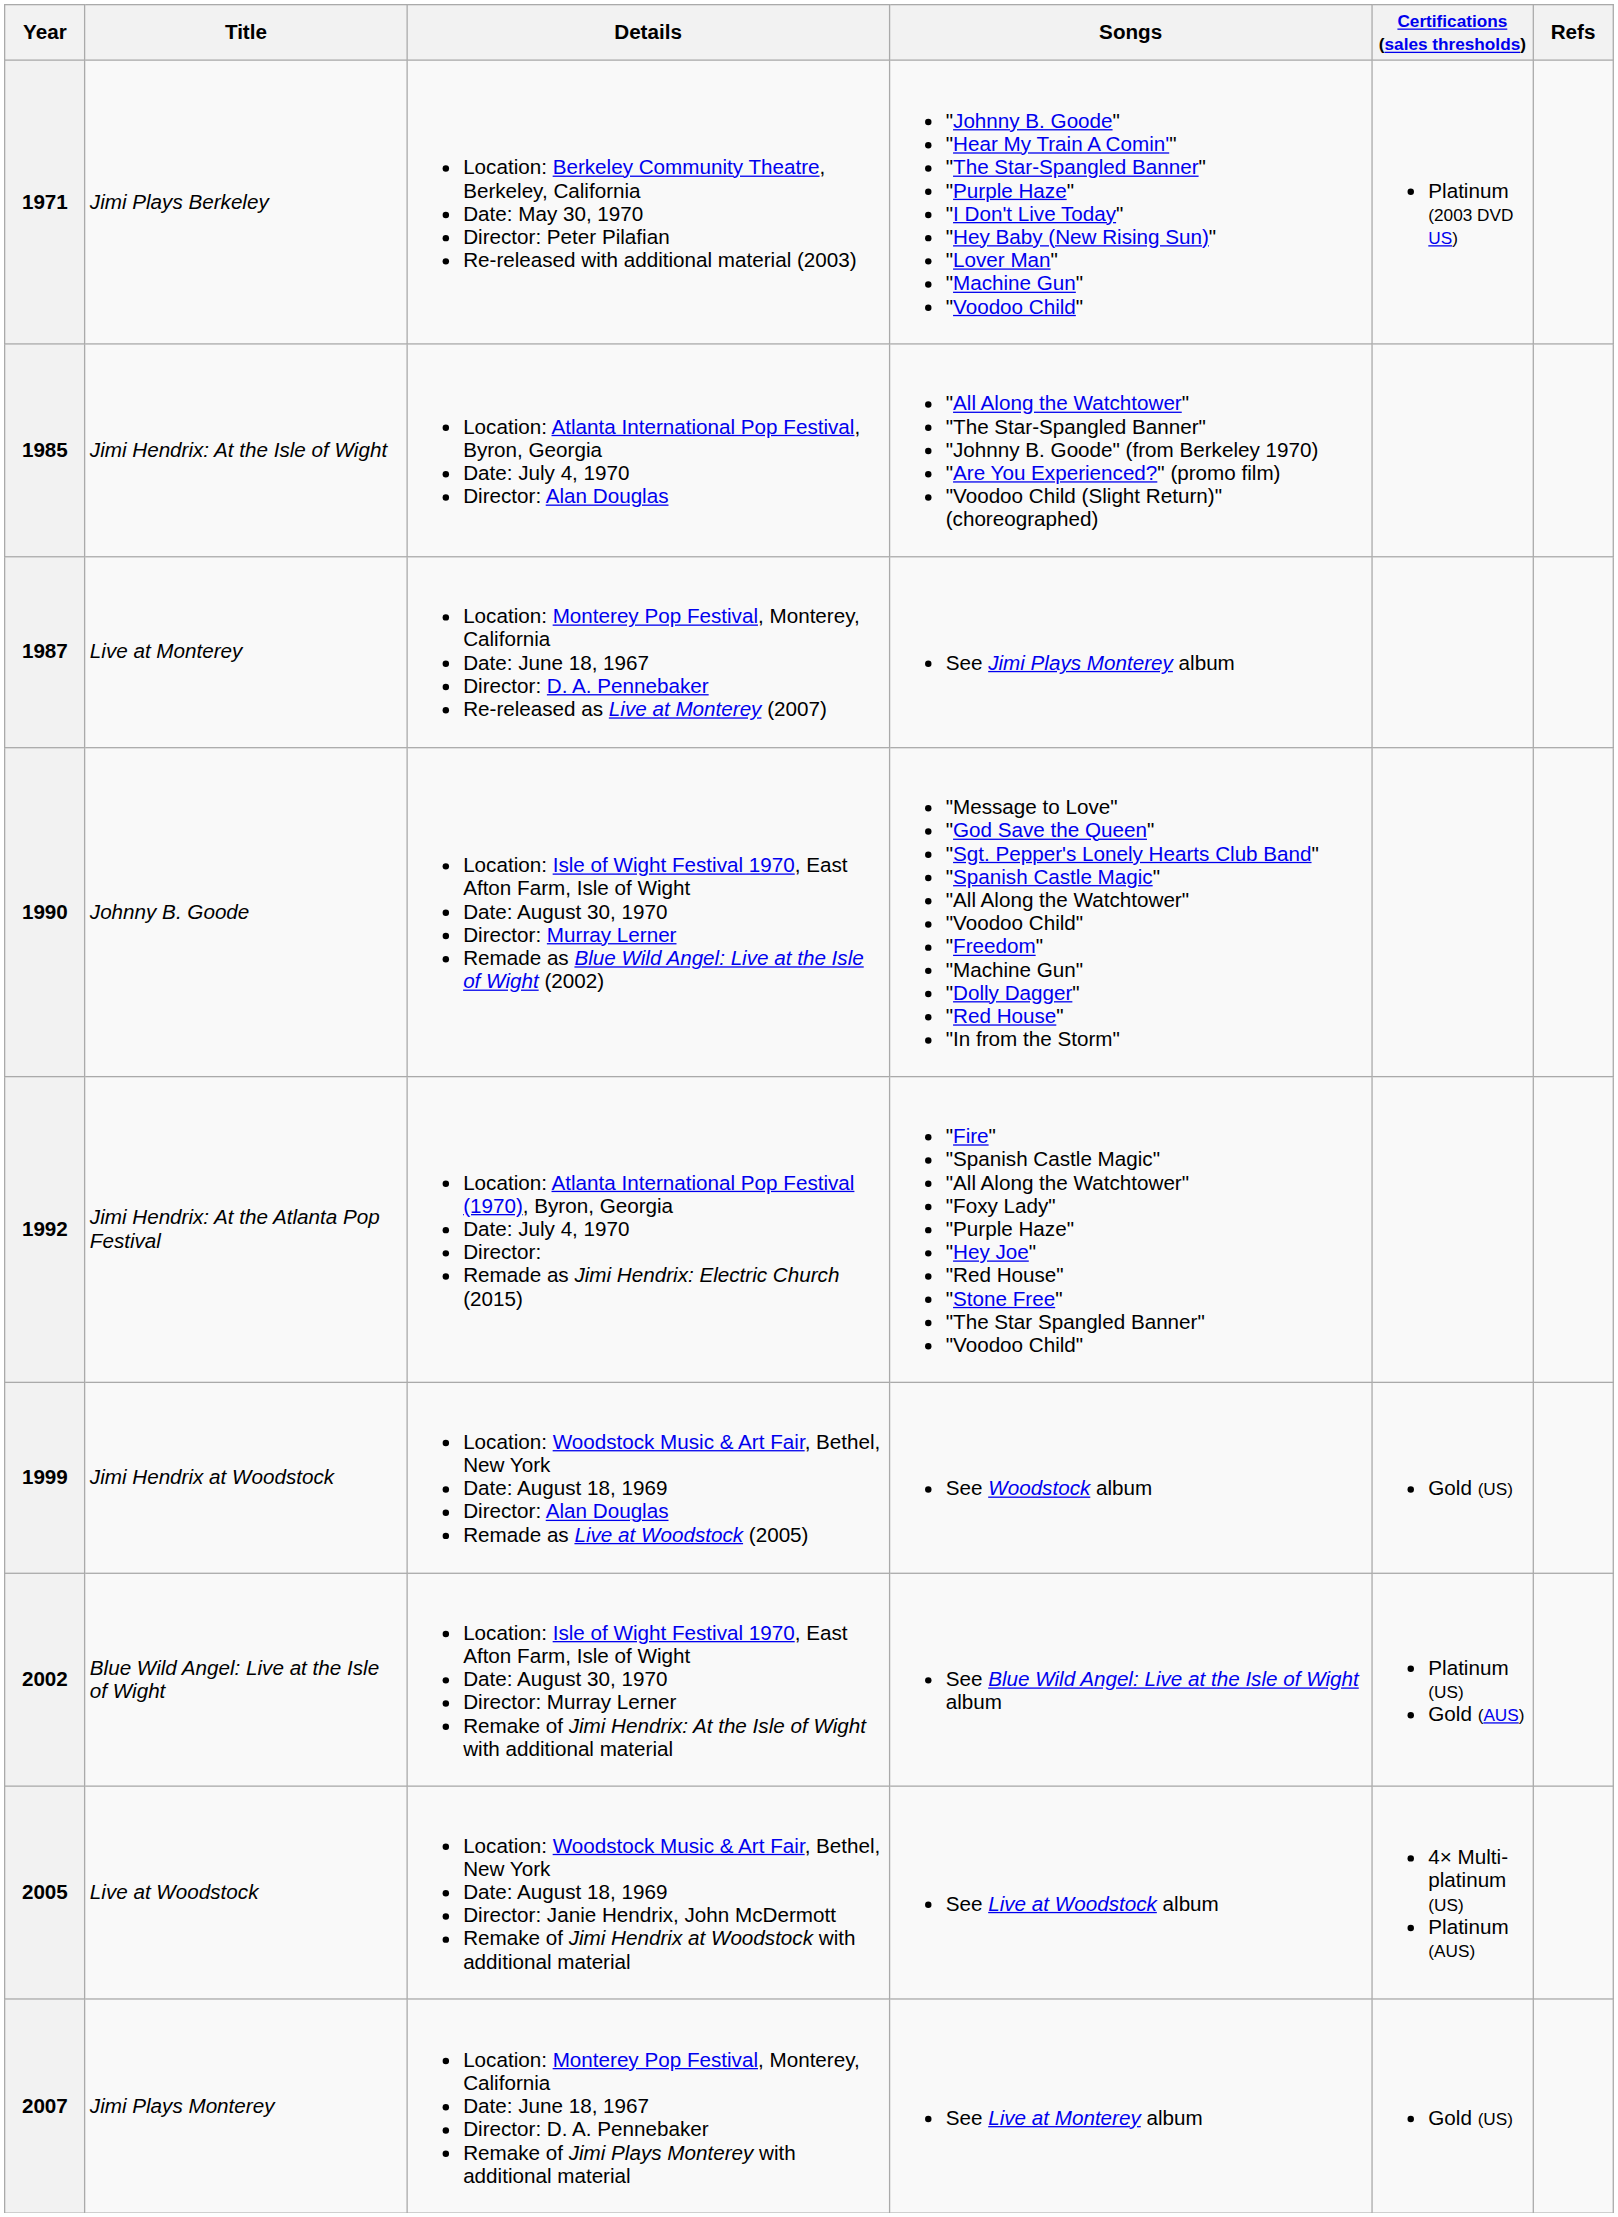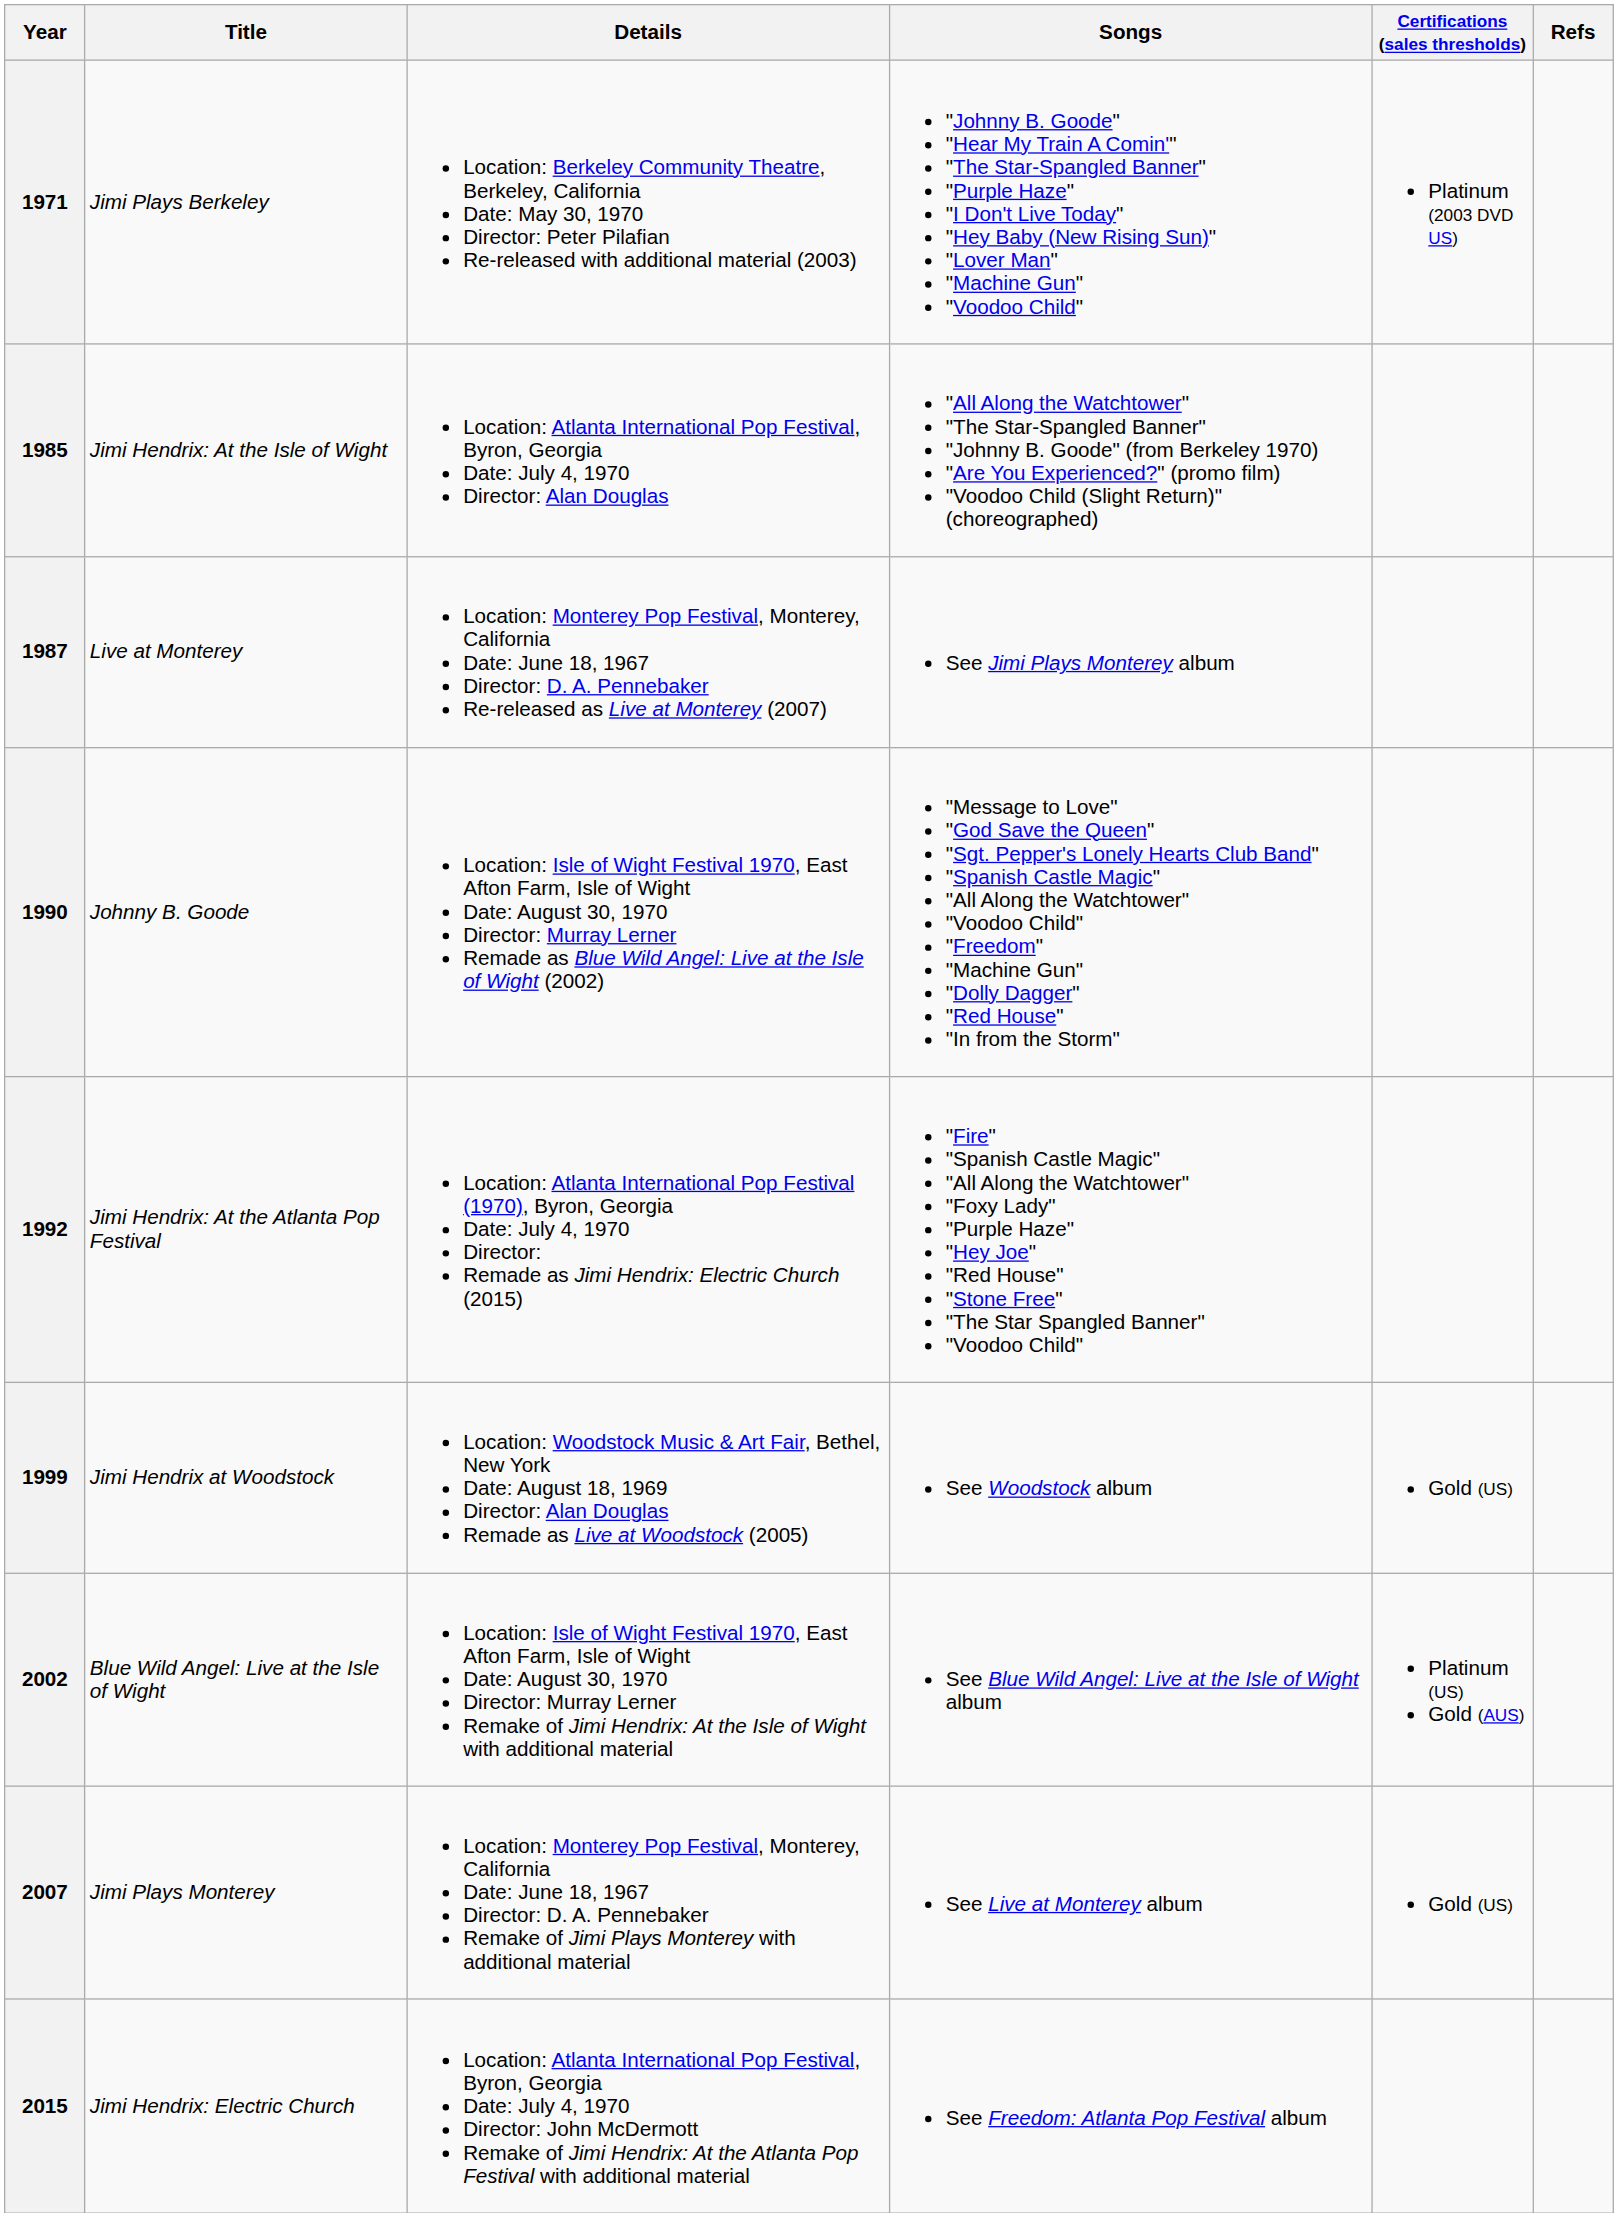- row: (45, 1892)
+ row: (45, 2105)
